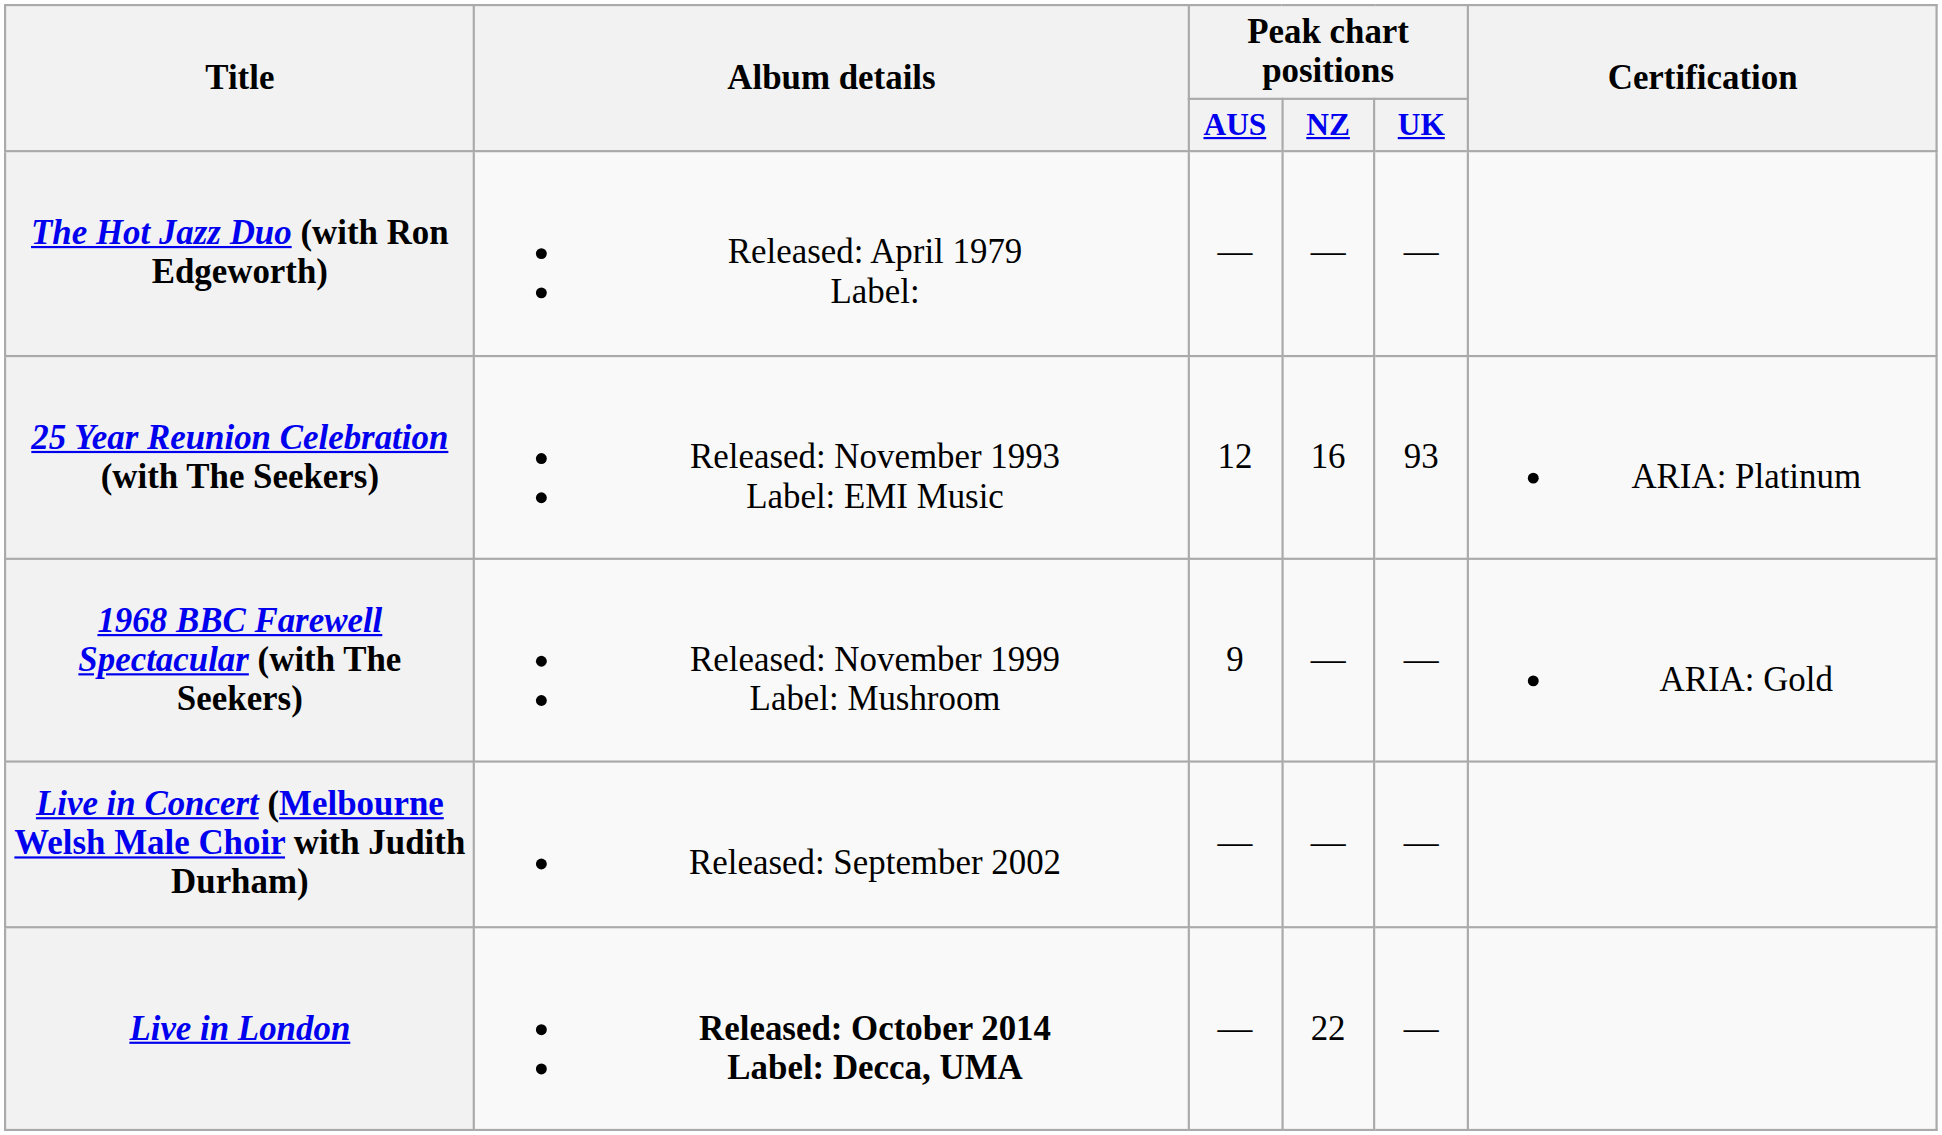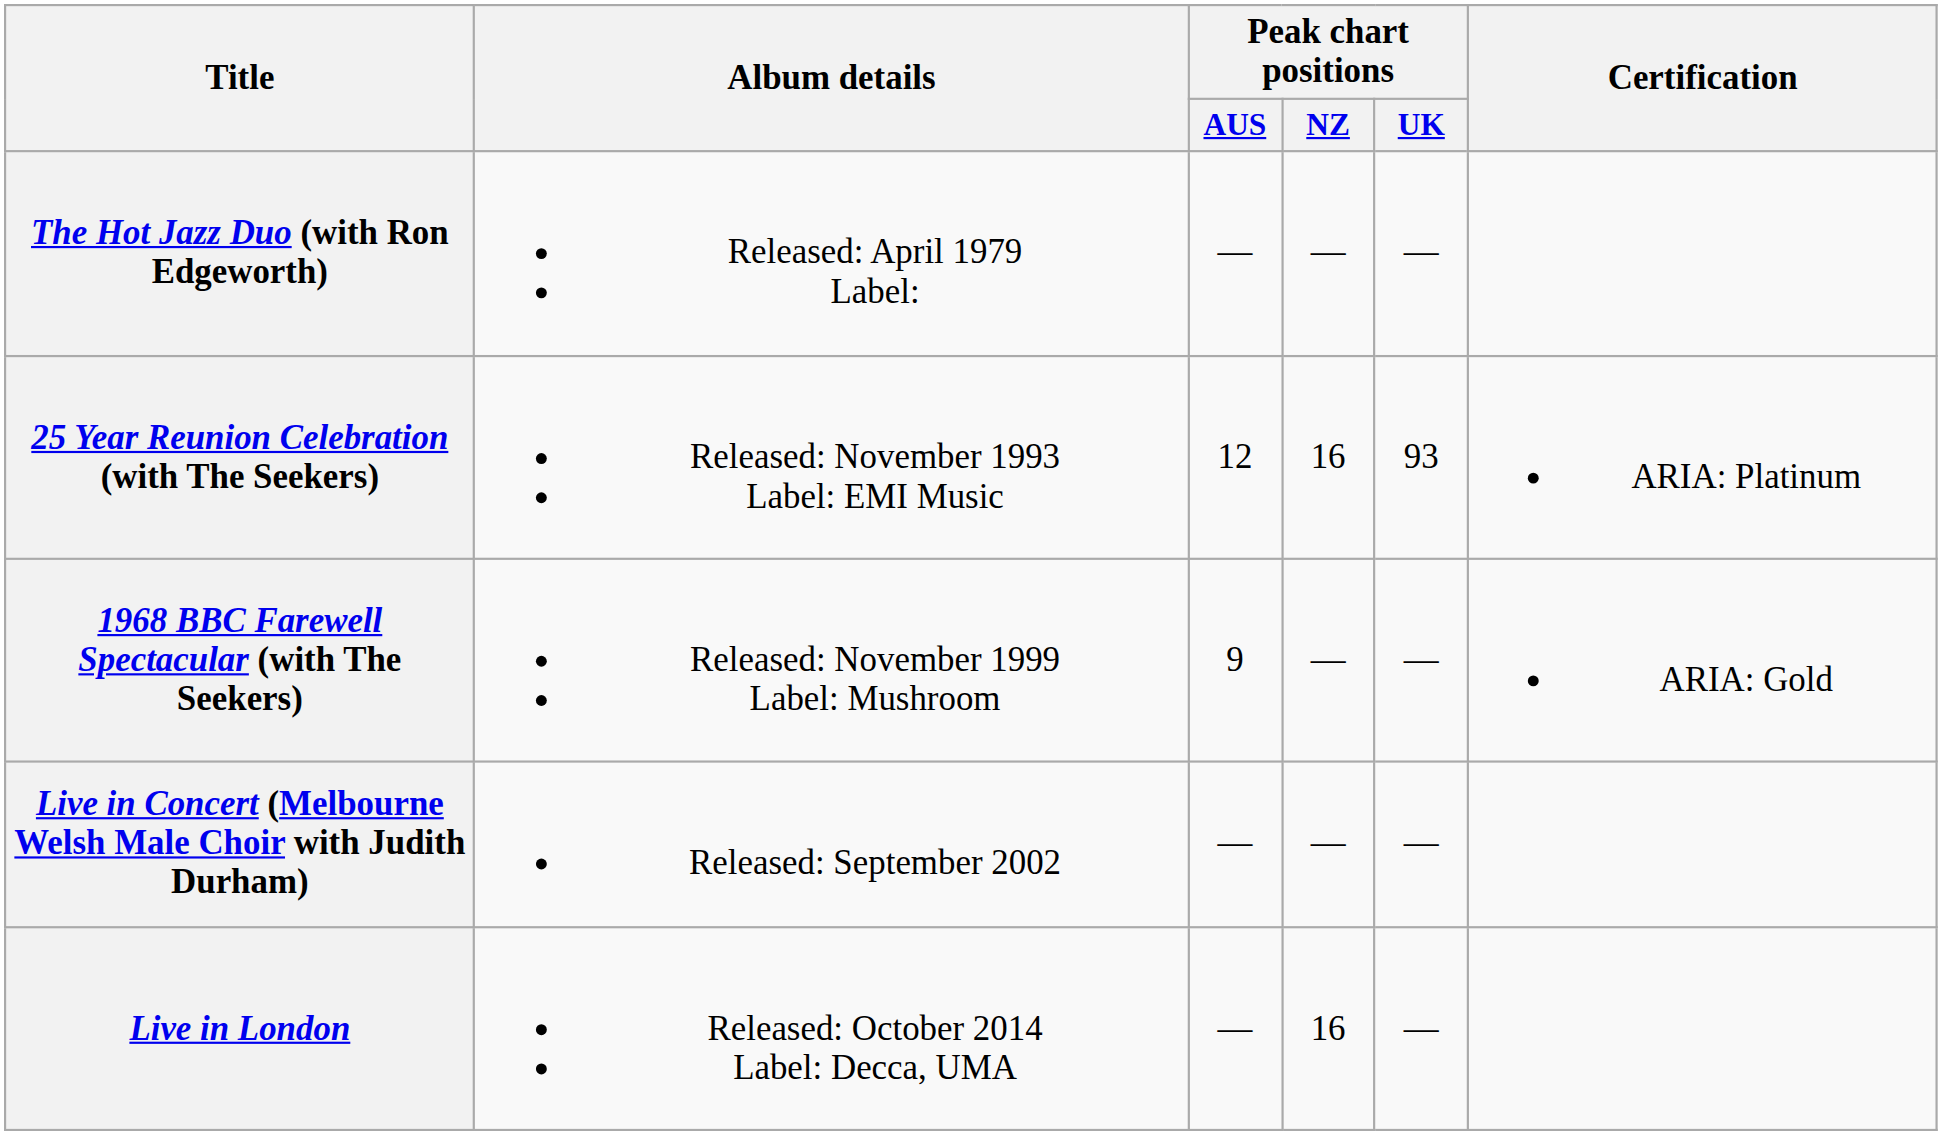(831, 1048) bold -> (831, 1048) normal
(1328, 1027) 22 -> (1328, 1027) 16
